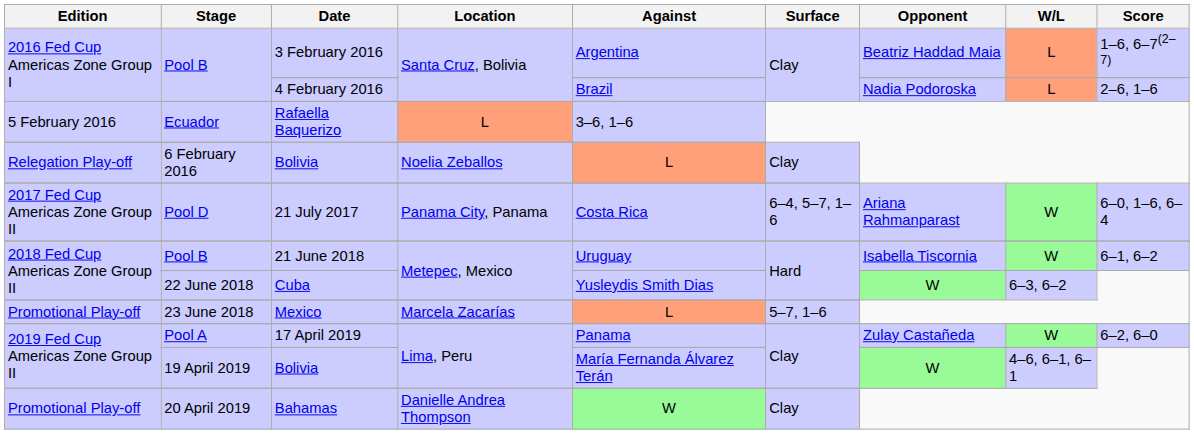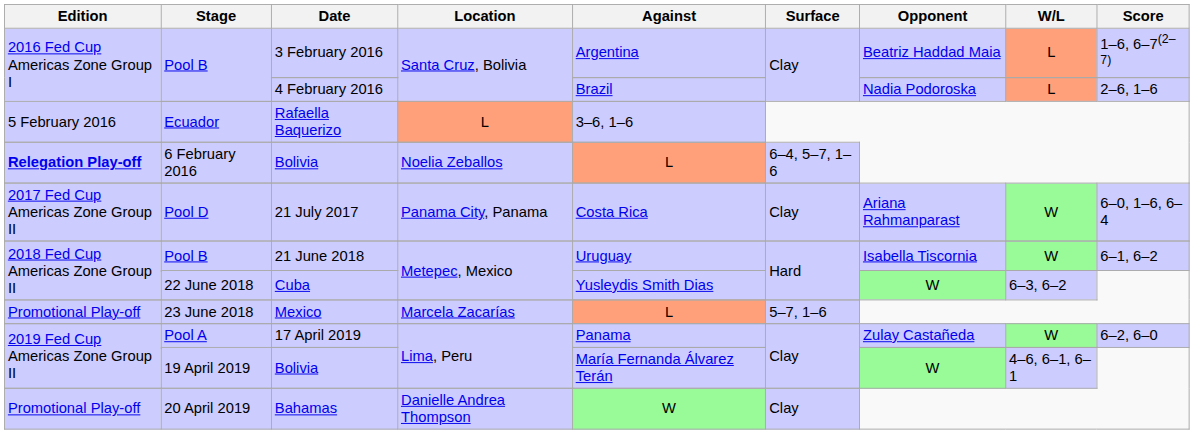(70, 162) normal -> (75, 162) bold
(784, 162) Clay -> (810, 162) 6–4, 5–7, 1–6
(810, 211) 6–4, 5–7, 1–6 -> (784, 211) Clay
